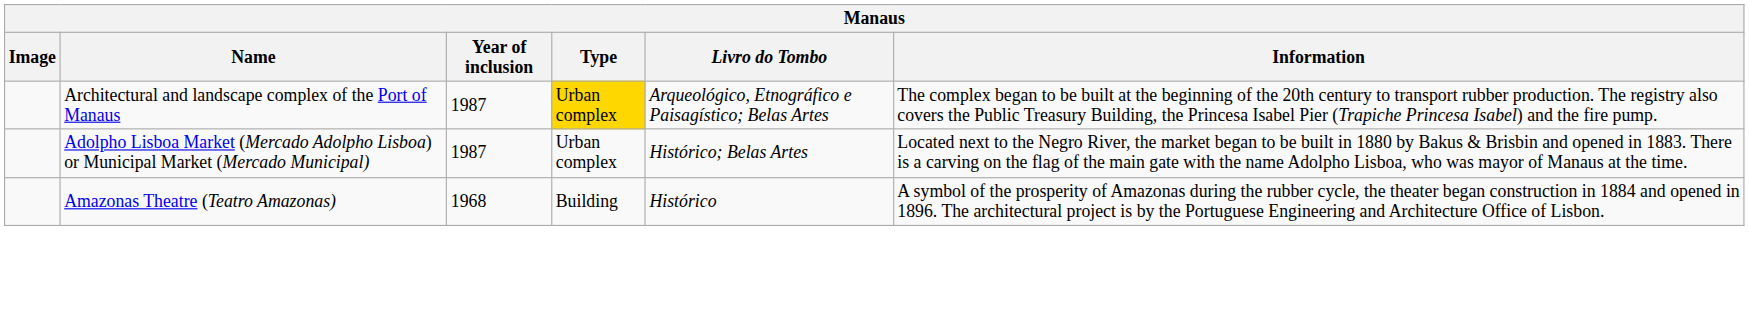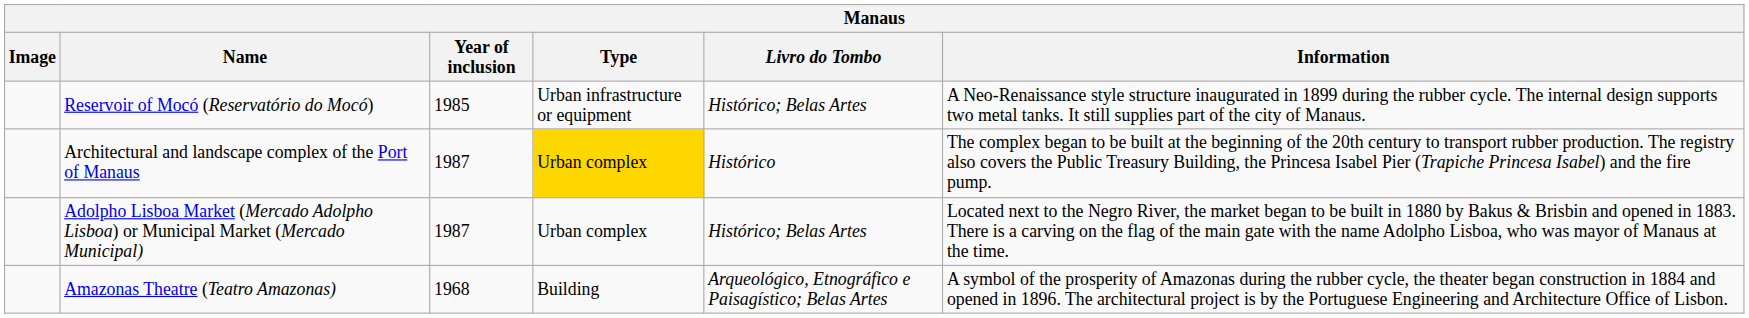+ row: (219, 104)
(750, 104) Arqueológico, Etnográfico e Paisagístico; Belas Artes -> (742, 163) Histórico
(683, 201) Histórico -> (809, 289) Arqueológico, Etnográfico e Paisagístico; Belas Artes
